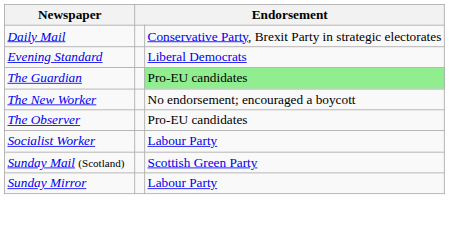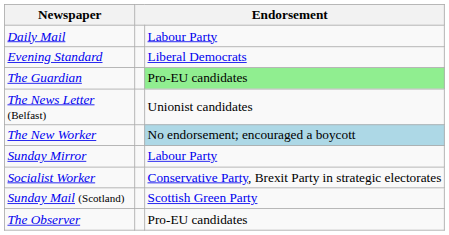(294, 36) Conservative Party, Brexit Party in strategic electorates -> (182, 36) Labour Party
+ row: (51, 106)
(252, 99) no background -> (252, 135) lightblue background
rows swapped: (44, 120) <-> (47, 183)
(182, 141) Labour Party -> (294, 177) Conservative Party, Brexit Party in strategic electorates
